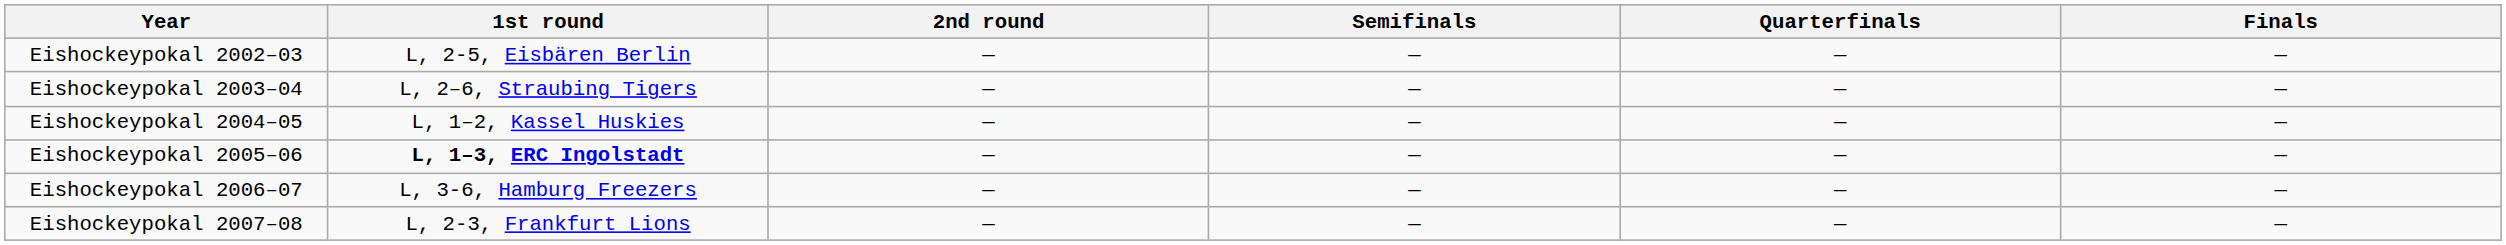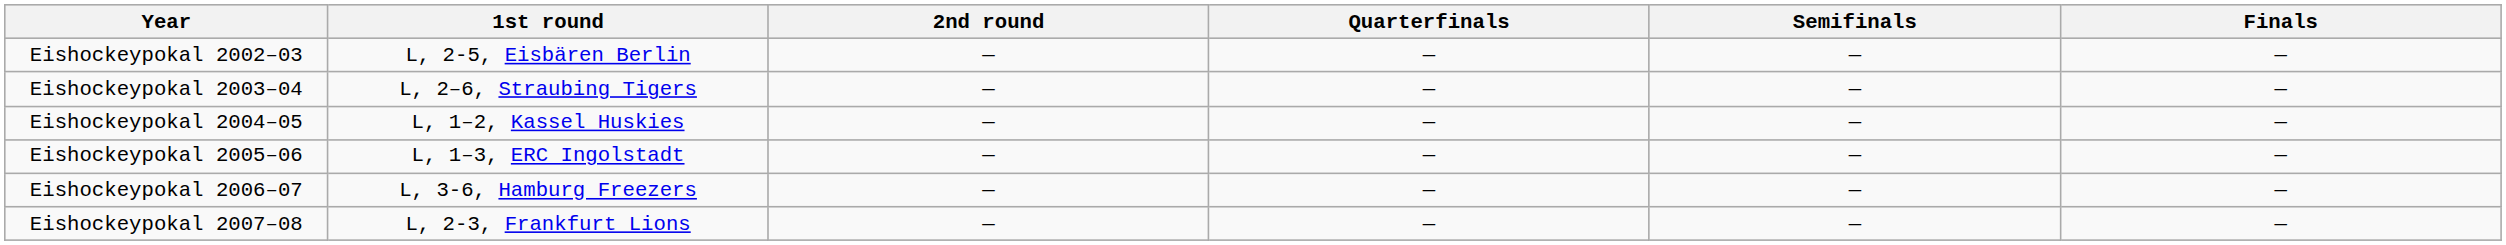columns swapped: (1840, 22) <-> (1414, 22)
(548, 156) bold -> (548, 156) normal
